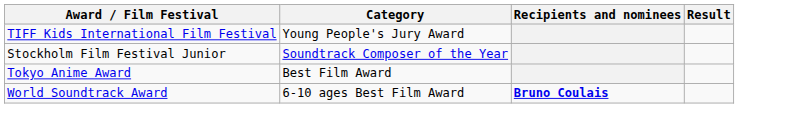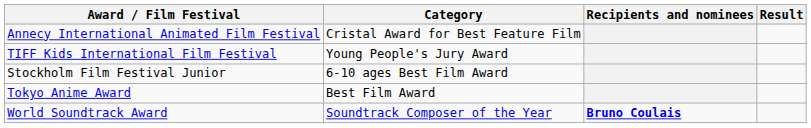+ row: (164, 34)
(395, 54) Soundtrack Composer of the Year -> (417, 73) 6-10 ages Best Film Award
(373, 93) 6-10 ages Best Film Award -> (439, 113) Soundtrack Composer of the Year
